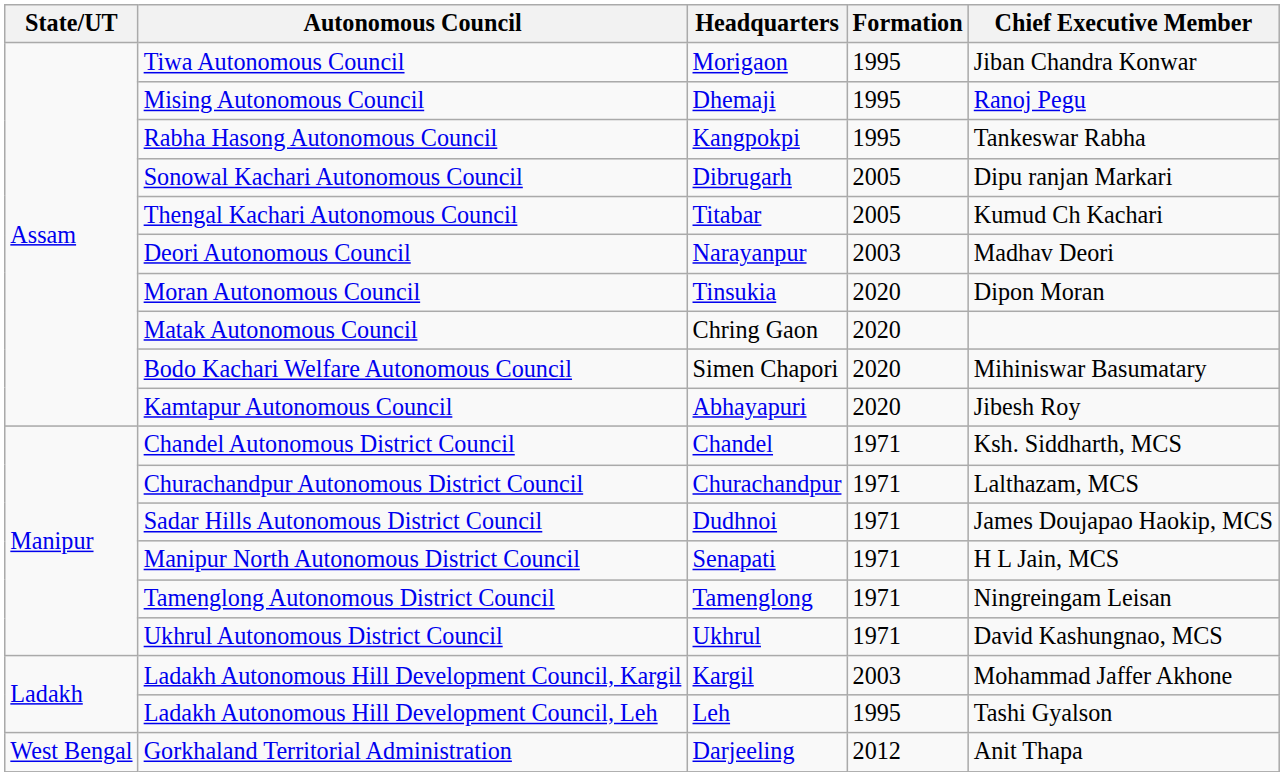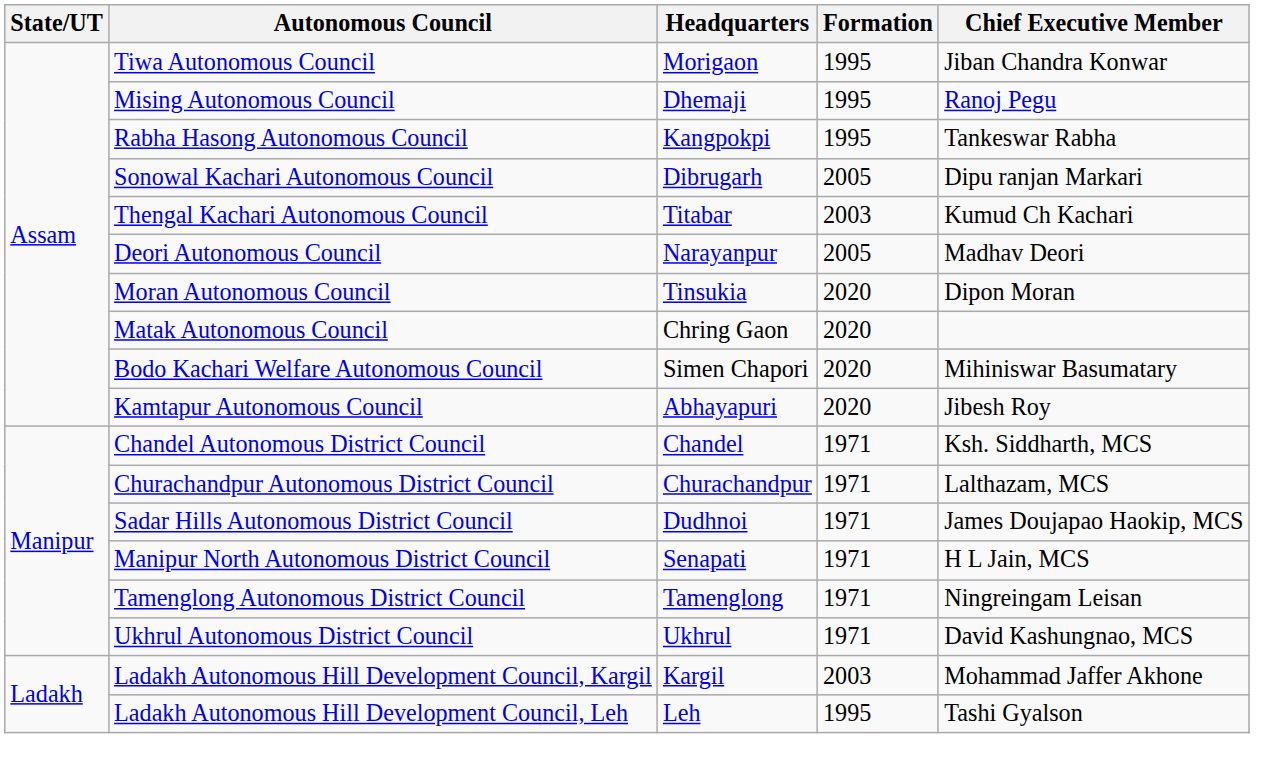(877, 215) 2005 -> (847, 215) 2003
(877, 253) 2003 -> (847, 253) 2005
- row: (328, 751)
